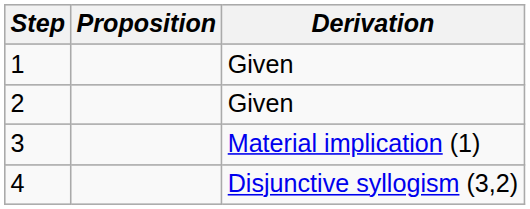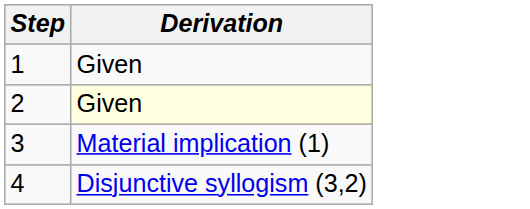- column: (146, 24)
(261, 104) no background -> (109, 104) lightyellow background
